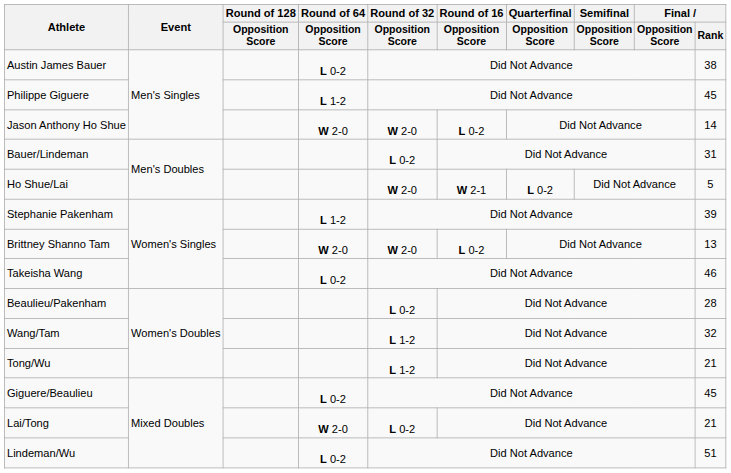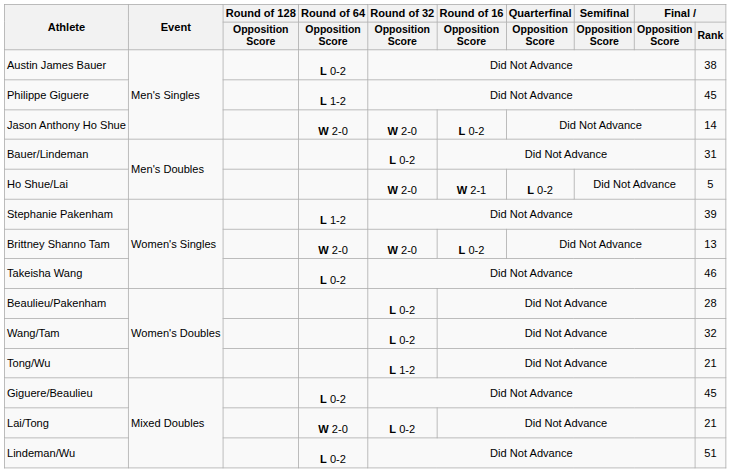(402, 340) L 1-2 -> (402, 340) L 0-2
